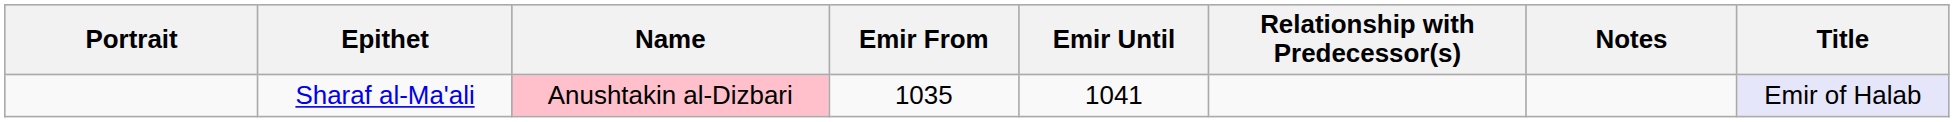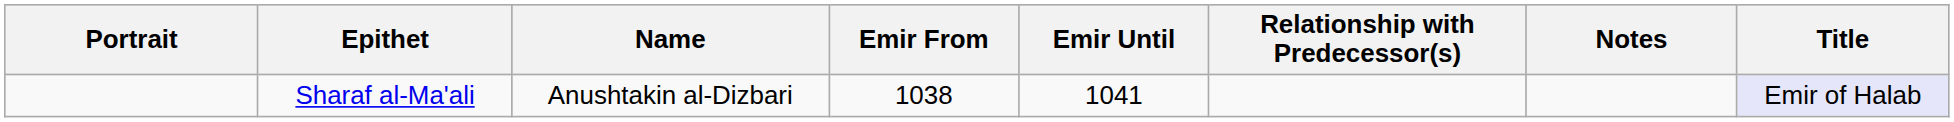(670, 95) pink background -> (670, 95) no background
(924, 95) 1035 -> (924, 95) 1038
